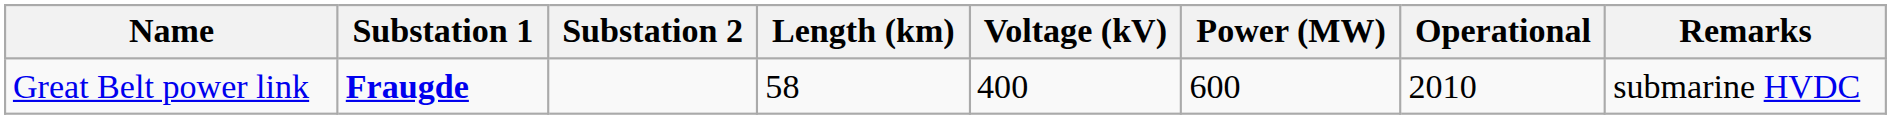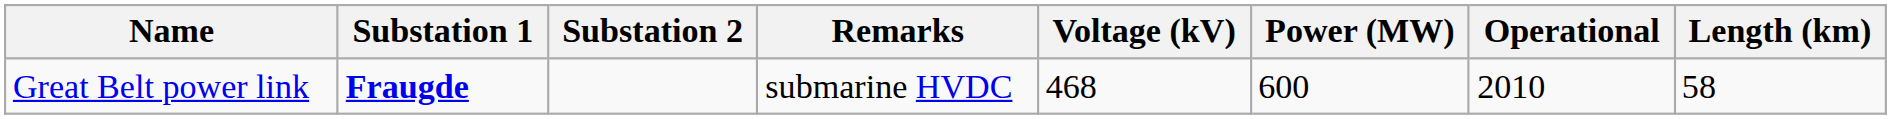columns swapped: (863, 31) <-> (1746, 31)
(1003, 85) 400 -> (1071, 85) 468
